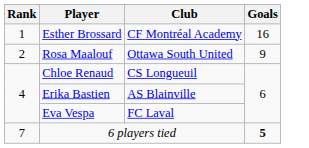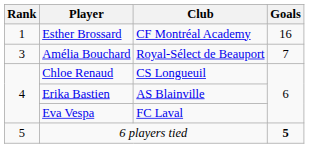- row: (77, 53)
+ row: (86, 53)
(22, 133) 7 -> (22, 133) 5
